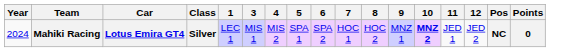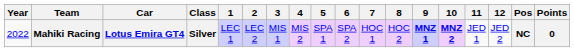+ column: (254, 12)
(18, 33) 2024 -> (18, 33) 2022
(401, 33) normal -> (425, 33) bold
